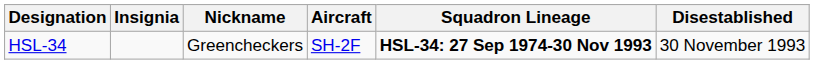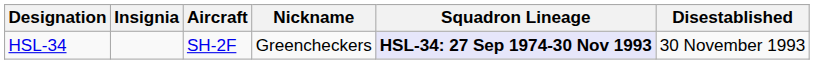columns swapped: (245, 18) <-> (341, 18)
(516, 45) no background -> (516, 45) lavender background
